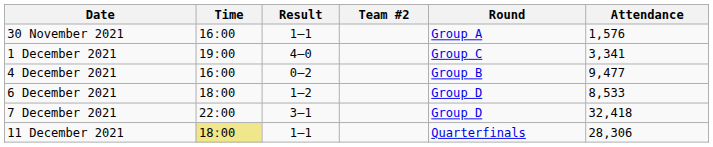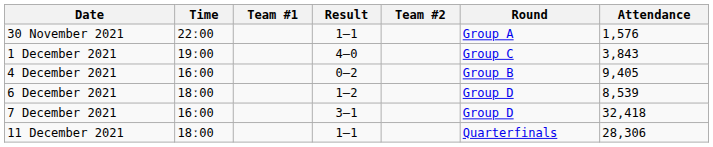+ column: (273, 14)
(217, 34) 16ː00 -> (196, 34) 22ː00
(607, 54) 3,341 -> (621, 54) 3,843
(607, 73) 9,477 -> (621, 73) 9,405
(607, 93) 8,533 -> (621, 93) 8,539
(217, 113) 22ː00 -> (196, 113) 16ː00
(217, 133) khaki background -> (196, 133) no background
